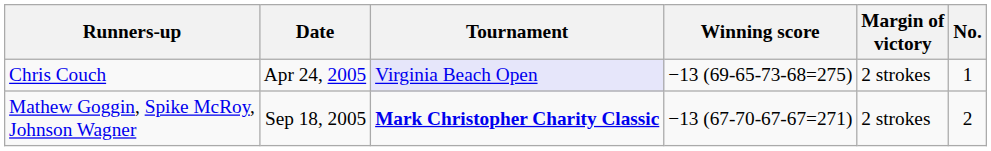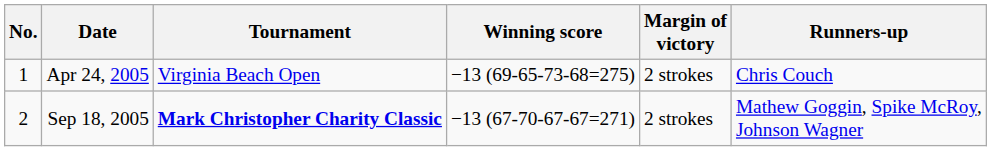columns swapped: (968, 32) <-> (132, 32)
(456, 75) lavender background -> (239, 75) no background
